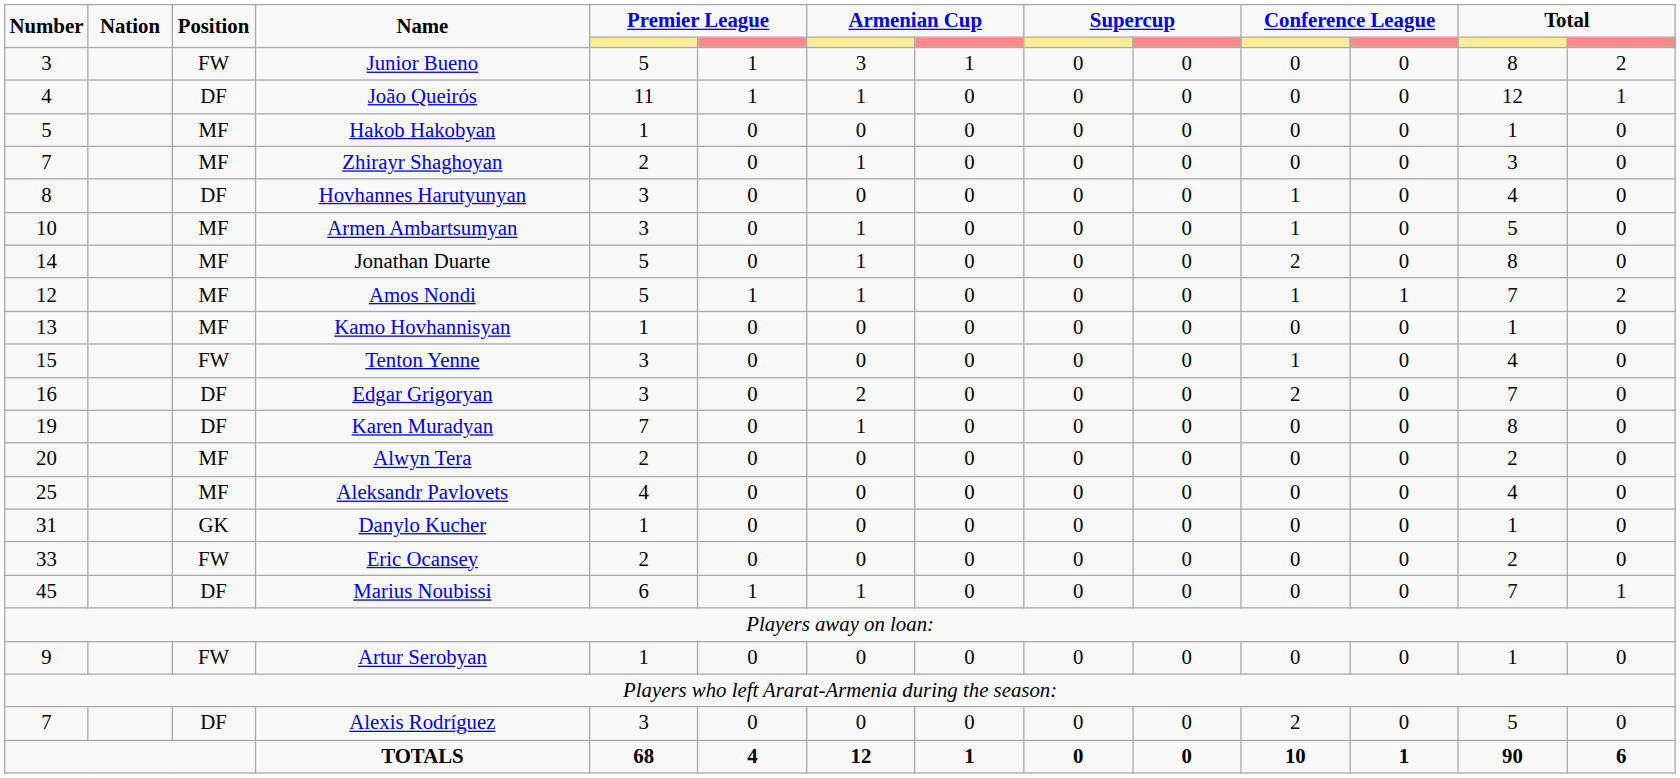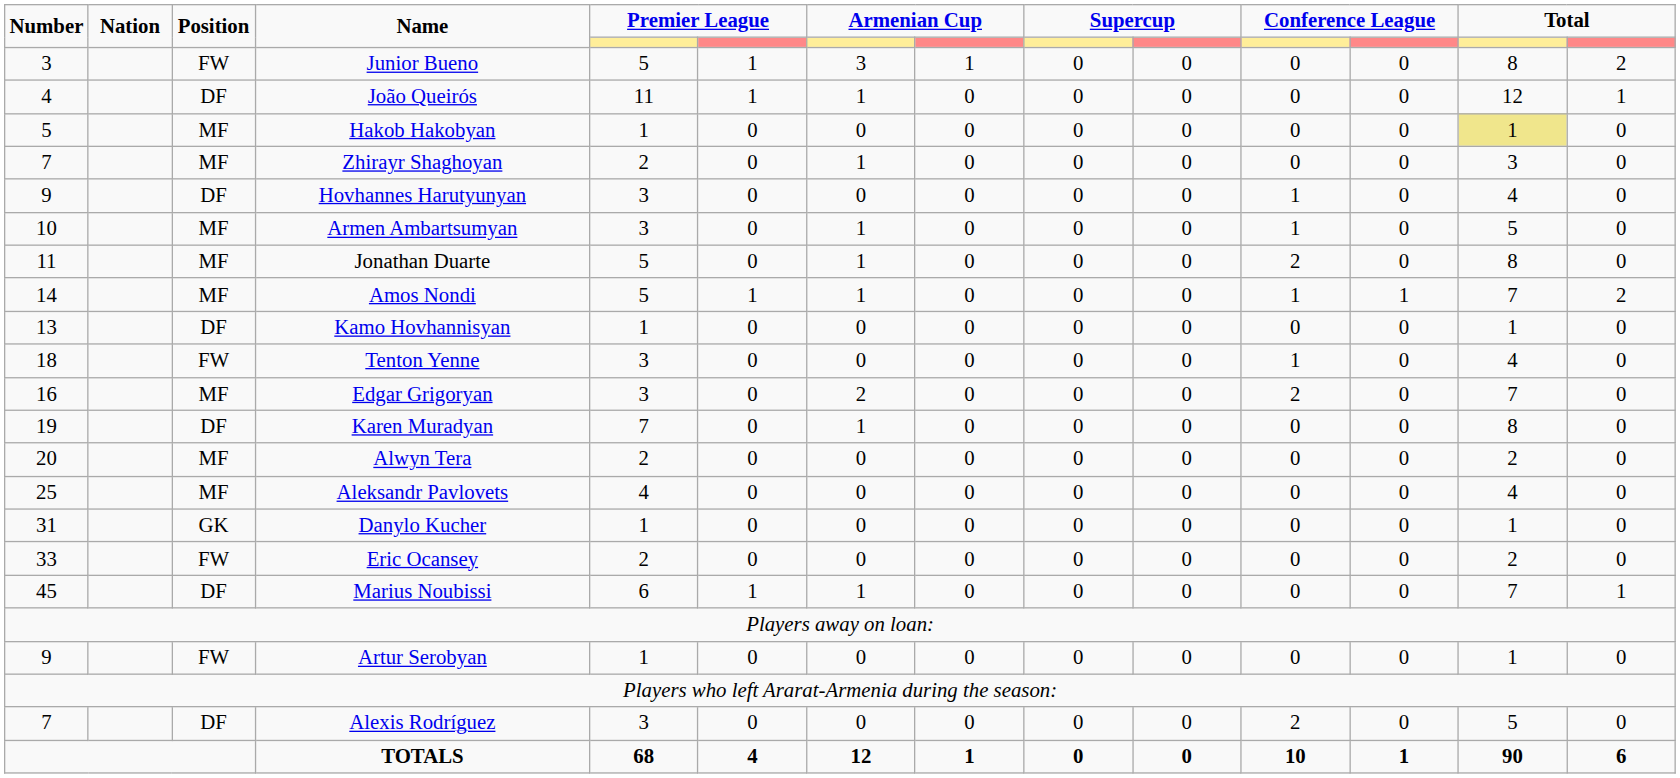(1512, 129) no background -> (1512, 129) khaki background
(46, 195) 8 -> (46, 195) 9
(46, 261) 14 -> (46, 261) 11
(46, 294) 12 -> (46, 294) 14
(214, 327) MF -> (214, 327) DF
(46, 360) 15 -> (46, 360) 18
(214, 393) DF -> (214, 393) MF
